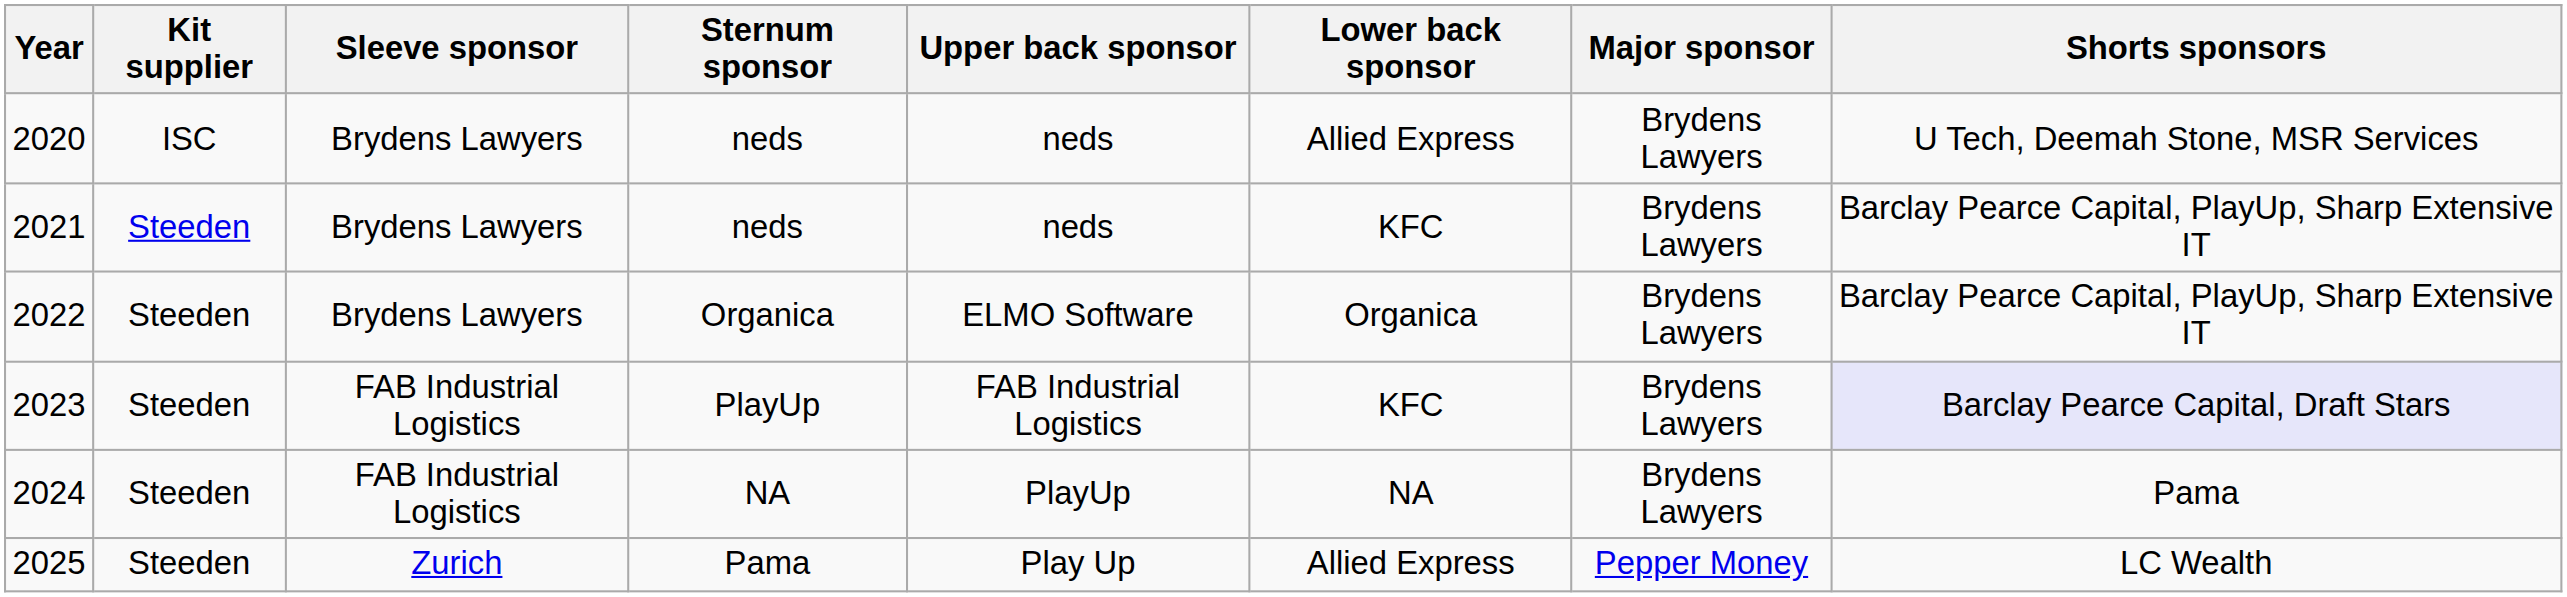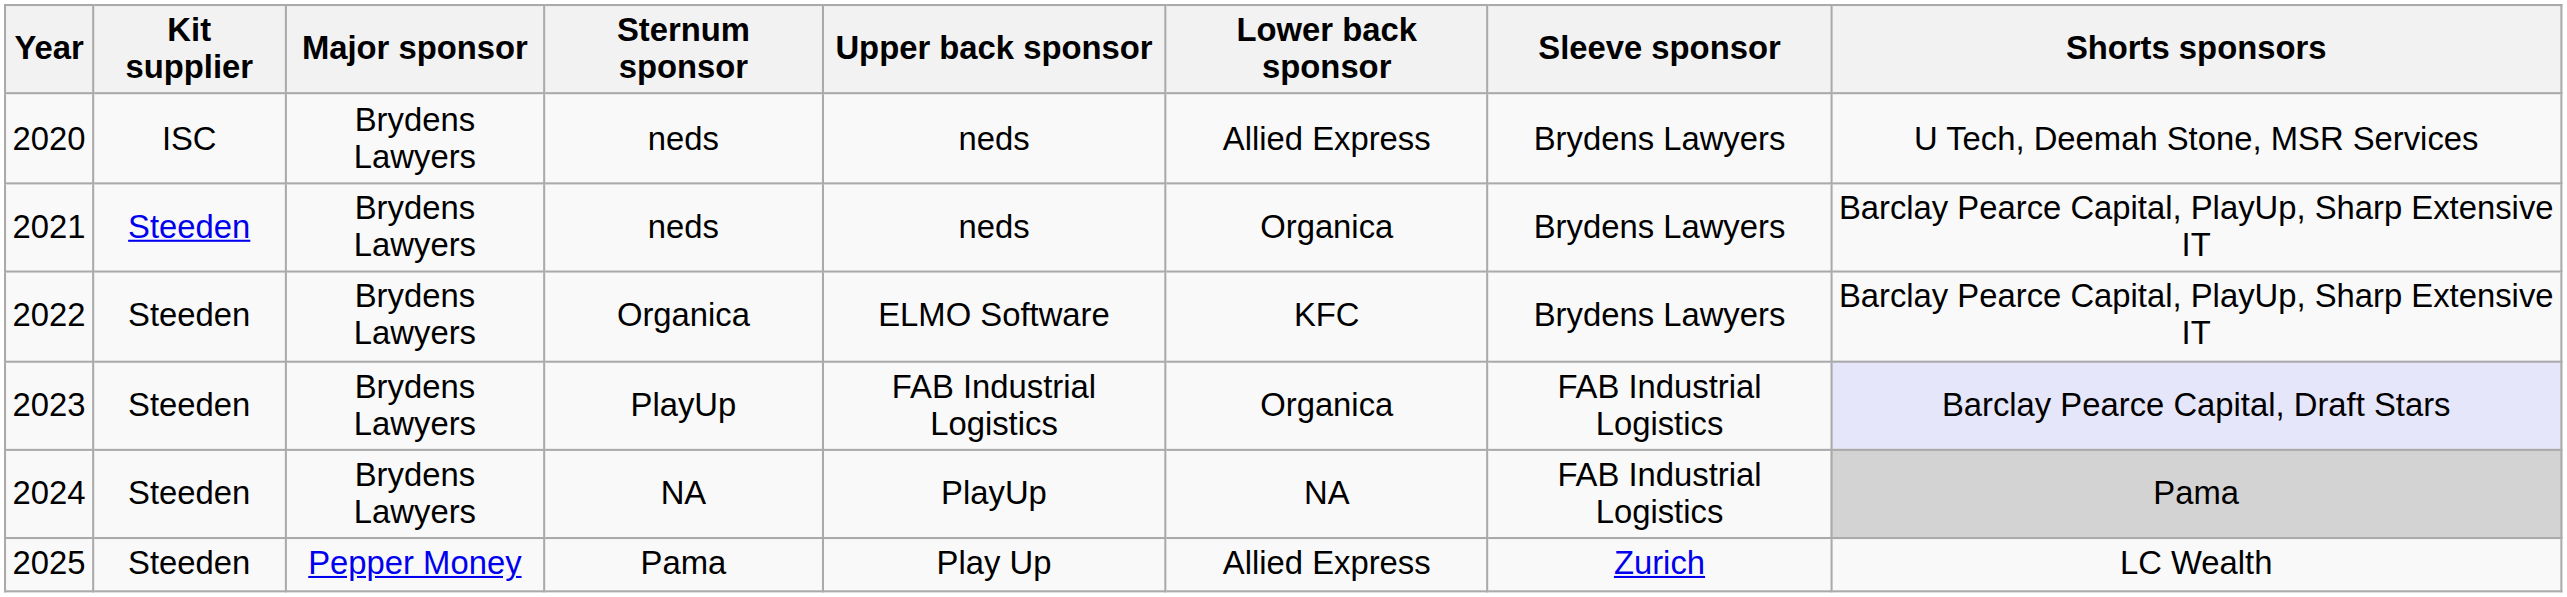columns swapped: (1701, 48) <-> (457, 48)
(1411, 226) KFC -> (1327, 226) Organica
(1411, 315) Organica -> (1327, 315) KFC
(1411, 404) KFC -> (1327, 404) Organica
(2196, 493) no background -> (2196, 493) lightgrey background
